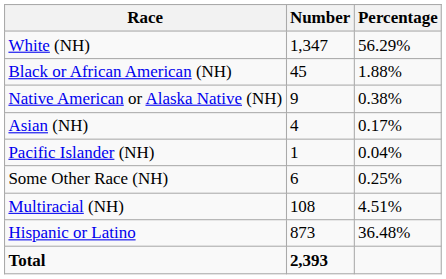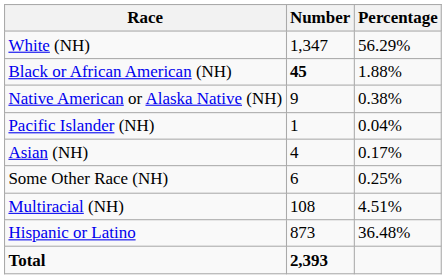(298, 71) normal -> (298, 71) bold
rows swapped: (48, 125) <-> (81, 152)
